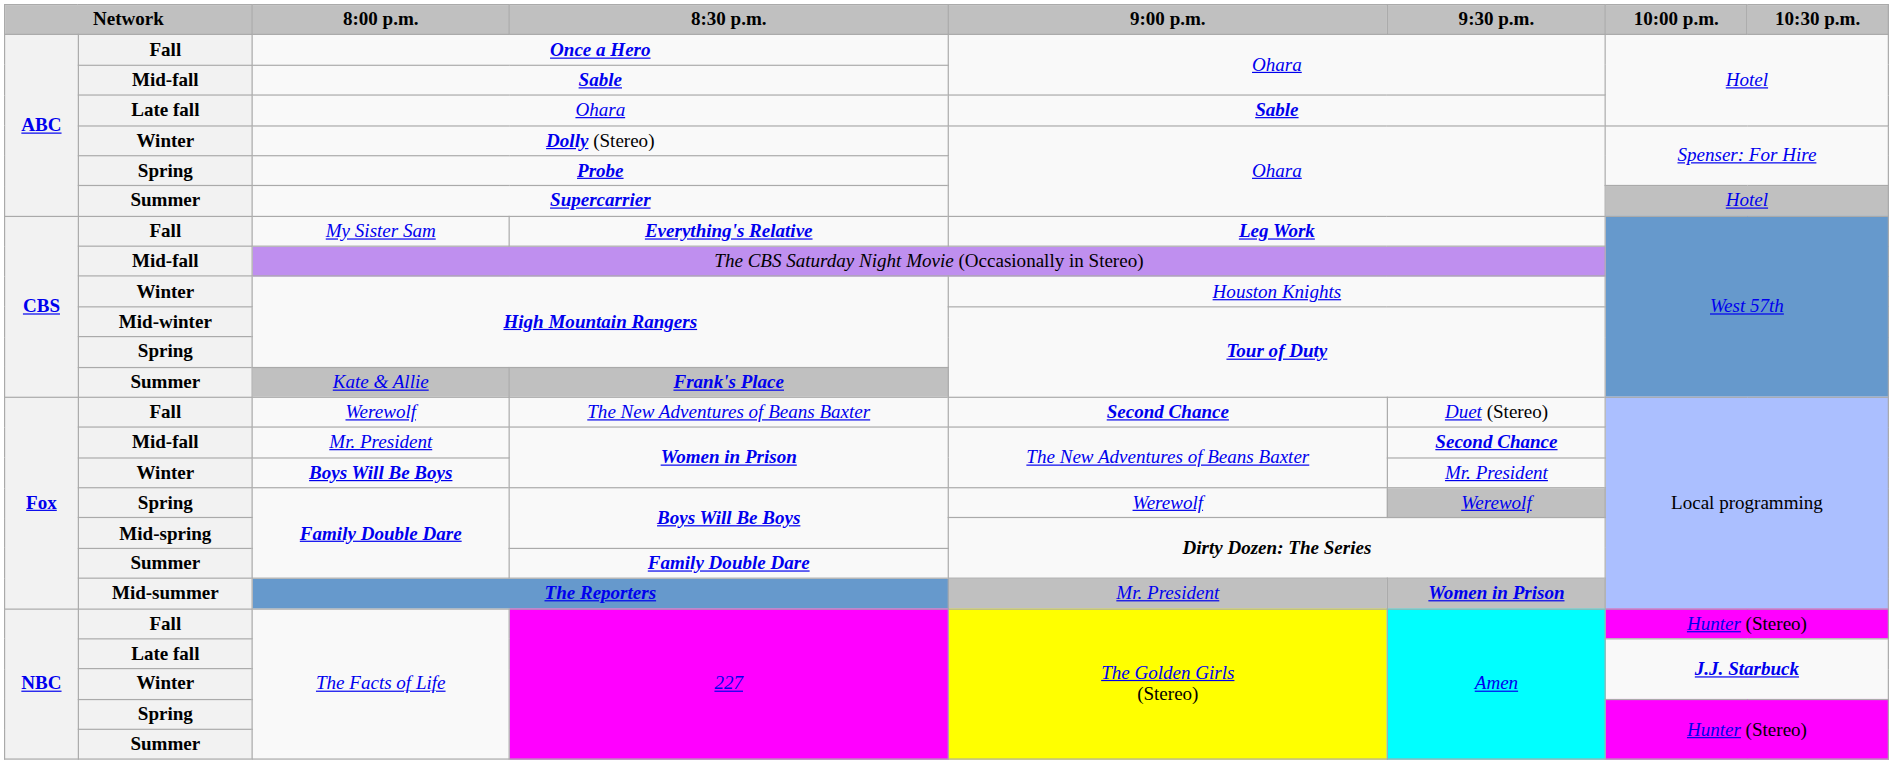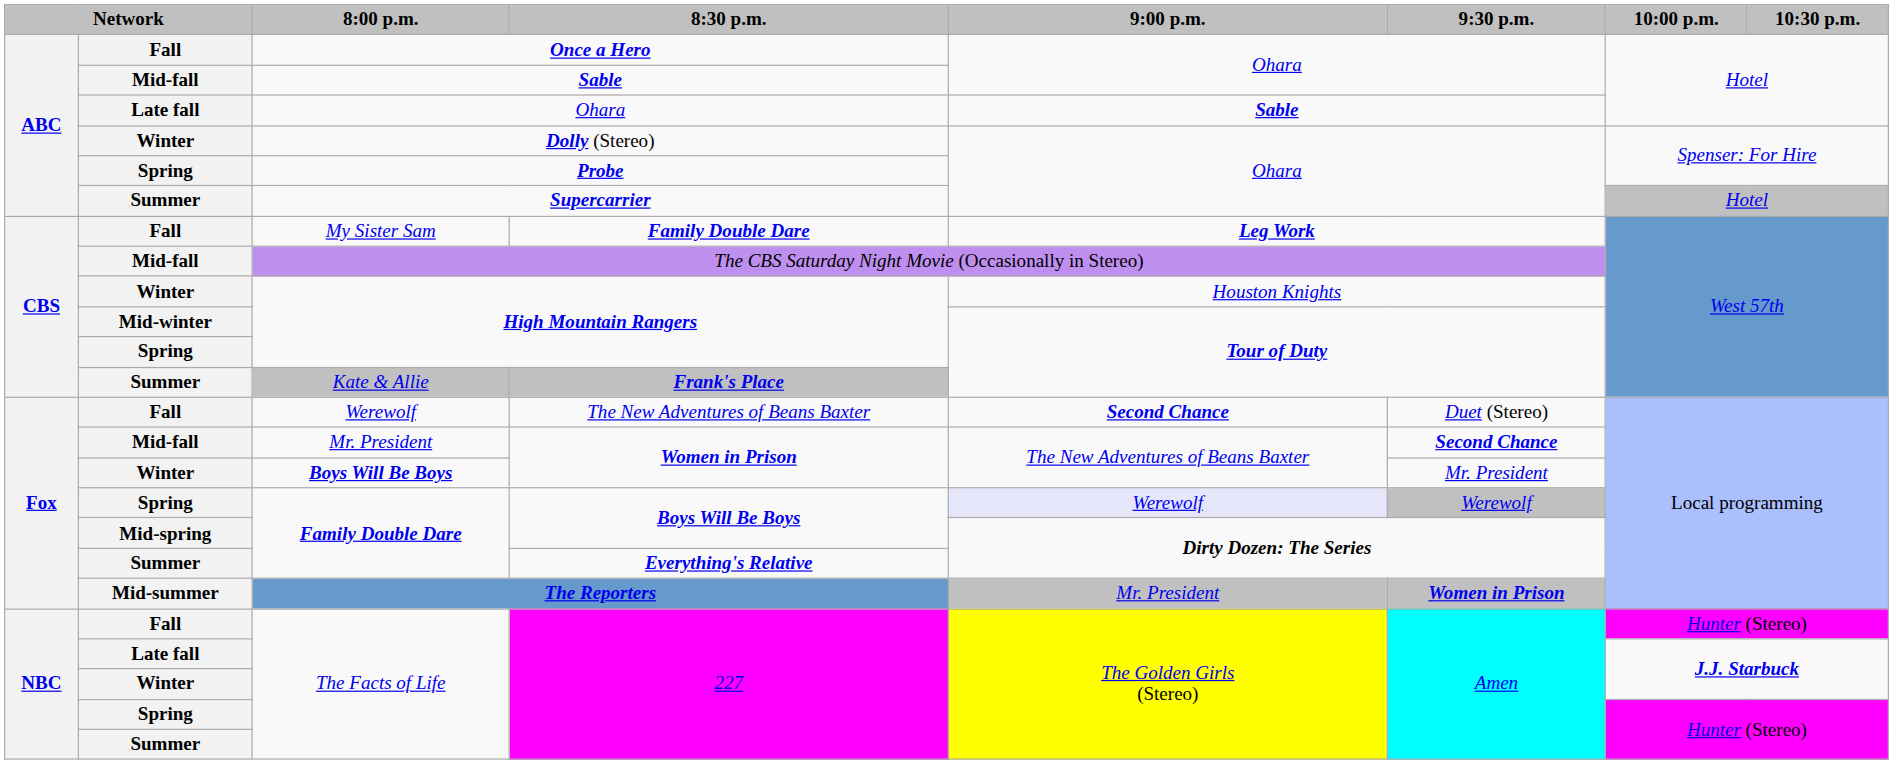(729, 230) Everything's Relative -> (729, 230) Family Double Dare
(1168, 502) no background -> (1168, 502) lavender background
(729, 563) Family Double Dare -> (729, 563) Everything's Relative
